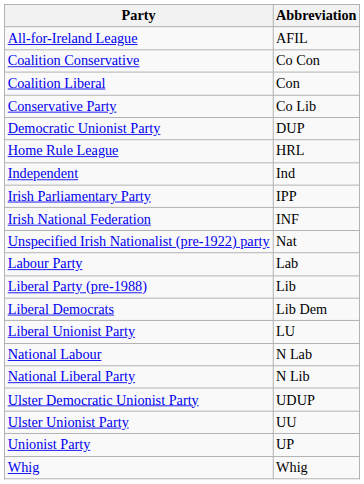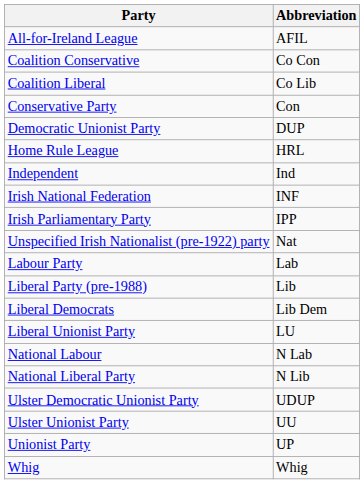(288, 83) Con -> (296, 83) Co Lib
(296, 106) Co Lib -> (288, 106) Con
rows swapped: (79, 219) <-> (79, 196)
